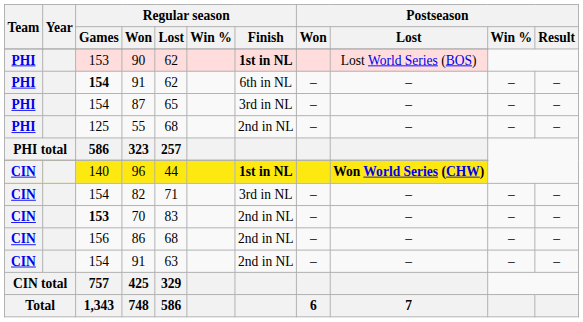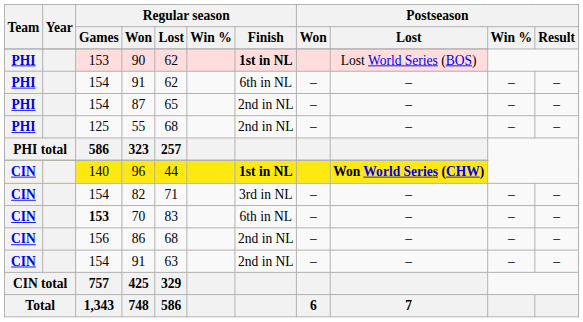(99, 82) bold -> (99, 82) normal
(266, 105) 3rd in NL -> (266, 105) 2nd in NL
(266, 216) 2nd in NL -> (266, 216) 6th in NL
